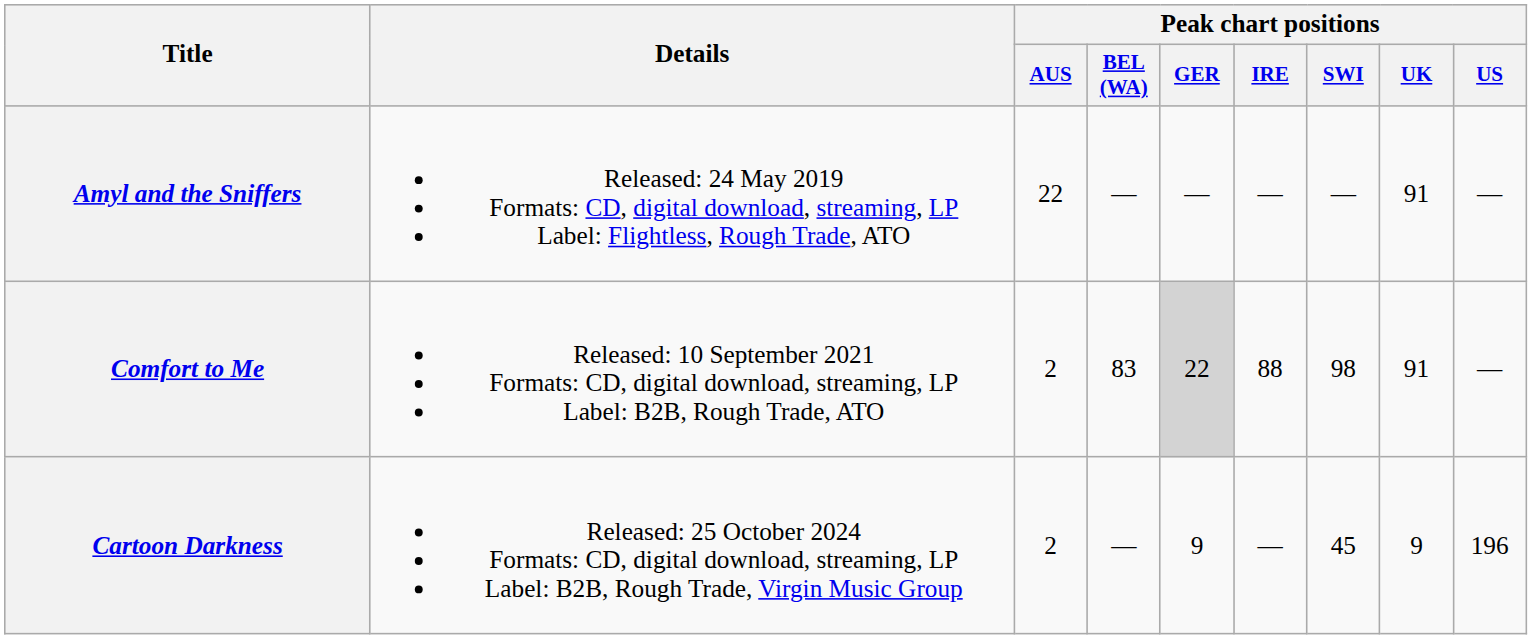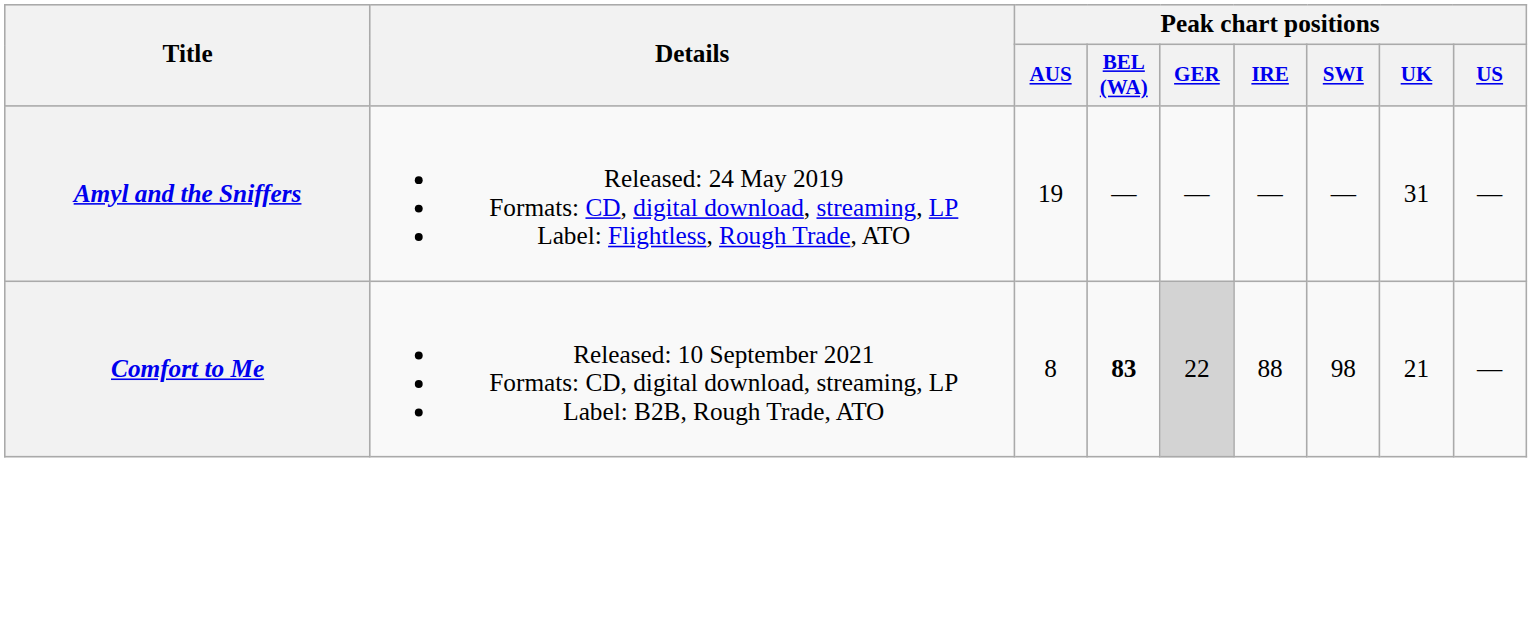(1051, 193) 22 -> (1051, 193) 19
(1416, 193) 91 -> (1416, 193) 31
(1051, 369) 2 -> (1051, 369) 8
(1124, 369) normal -> (1124, 369) bold
(1416, 369) 91 -> (1416, 369) 21
- row: (188, 545)
